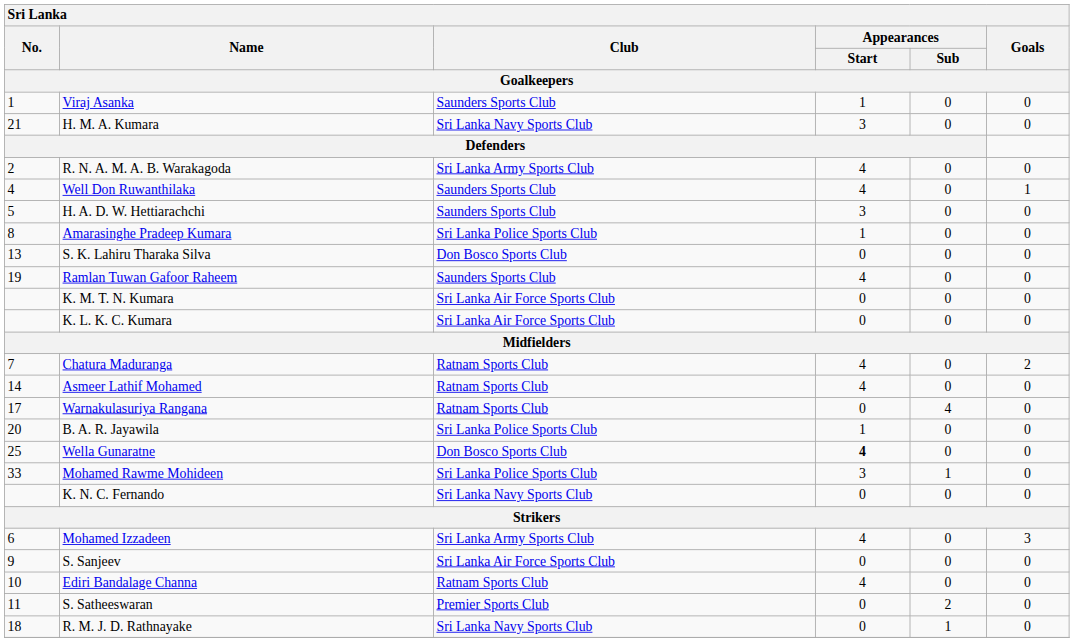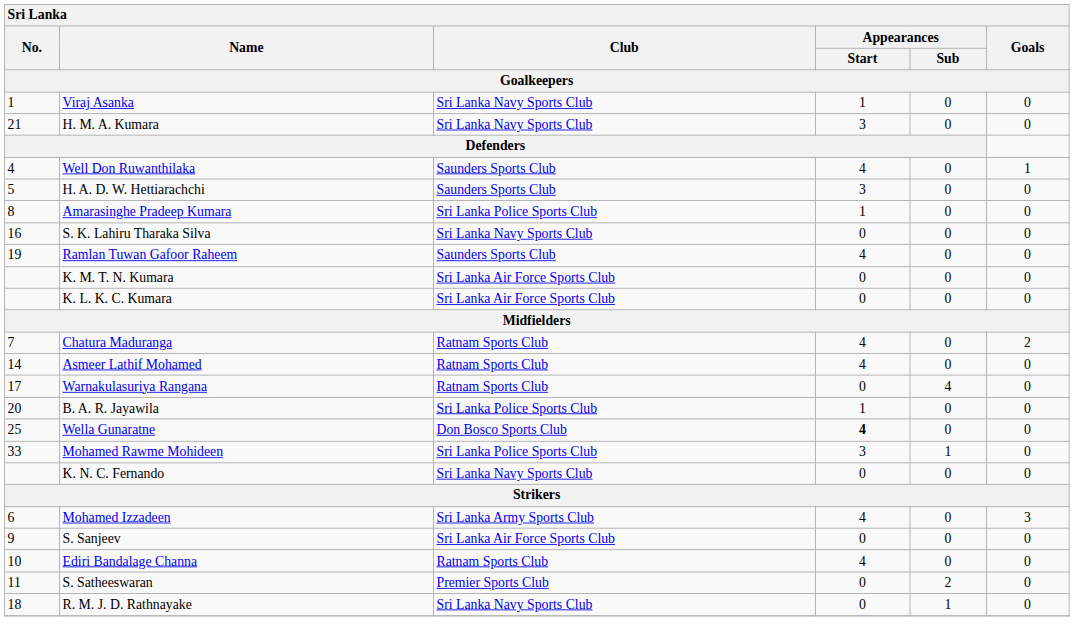(496, 102) Saunders Sports Club -> (514, 102) Sri Lanka Navy Sports Club
- row: (147, 168)
(14, 255) 13 -> (14, 233) 16
(502, 255) Don Bosco Sports Club -> (514, 233) Sri Lanka Navy Sports Club
